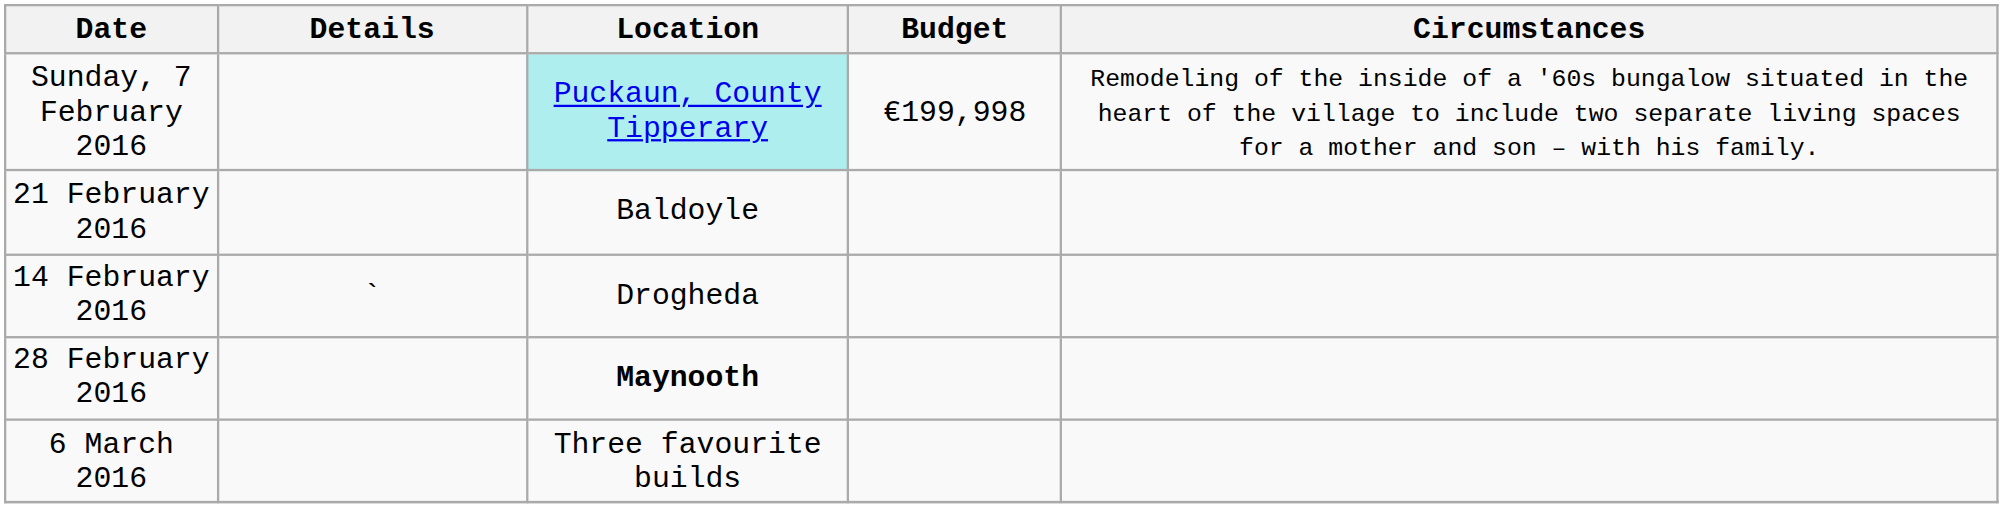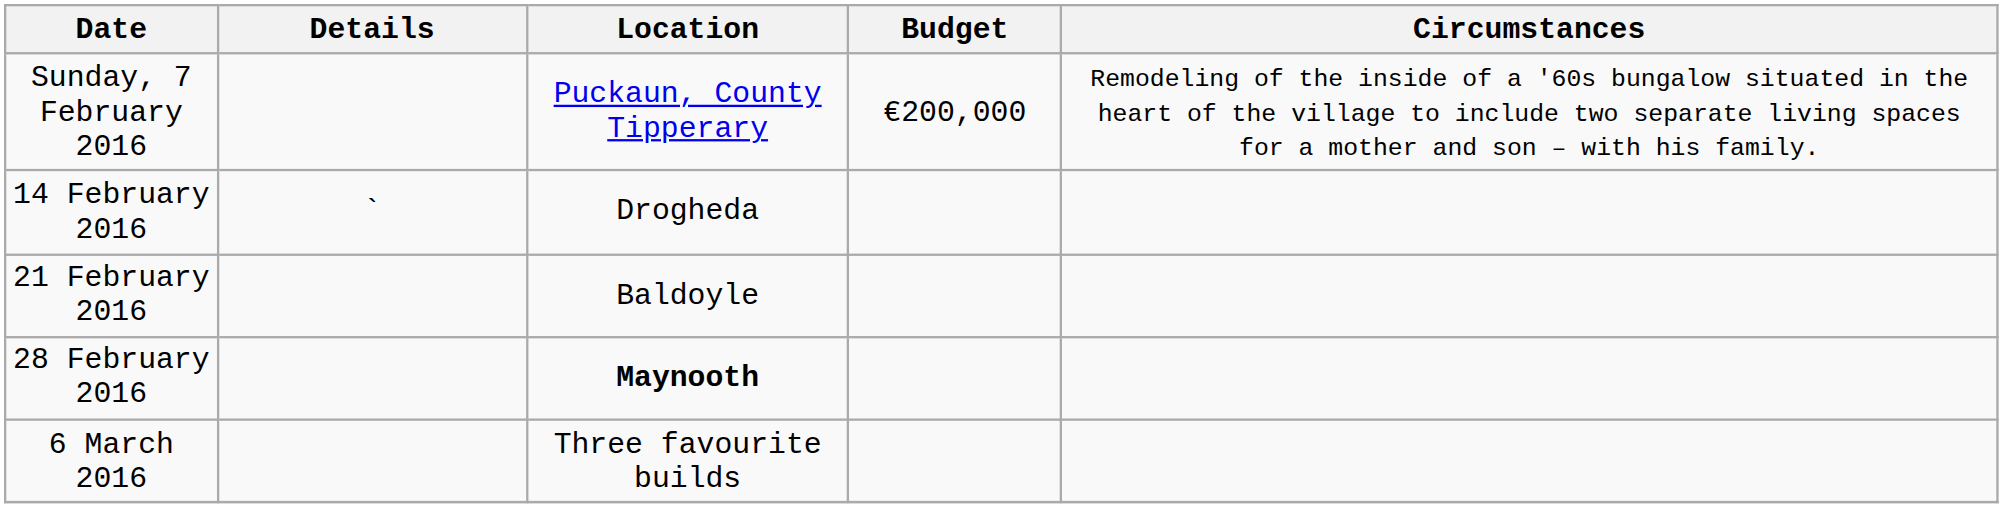(688, 112) paleturquoise background -> (688, 112) no background
(955, 112) €199,998 -> (955, 112) €200,000
rows swapped: (111, 295) <-> (111, 212)
